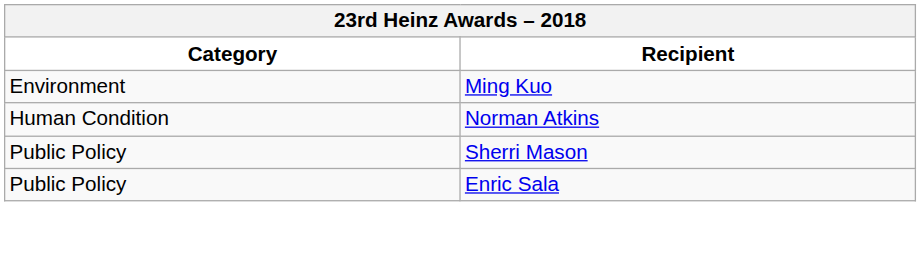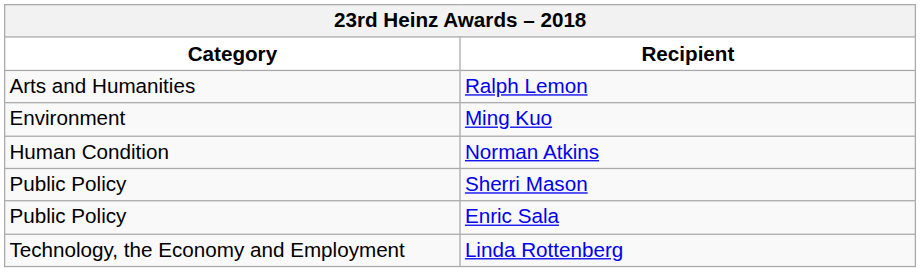+ row: (526, 86)
+ row: (544, 250)
